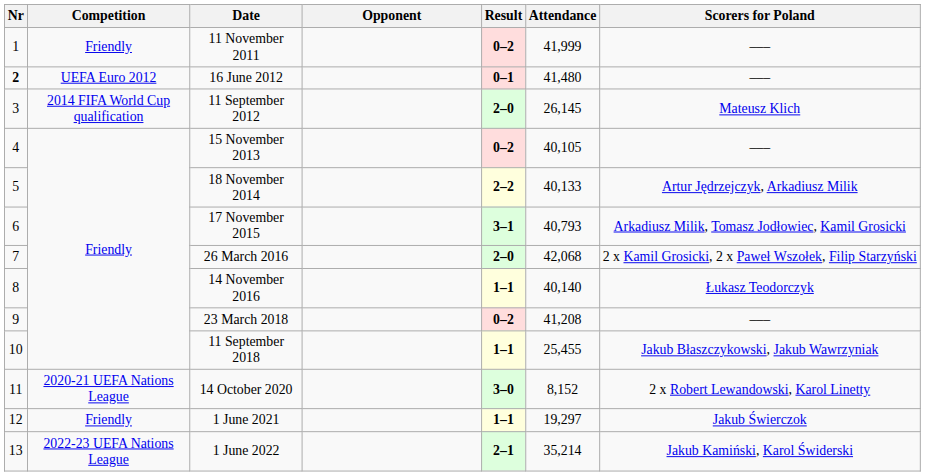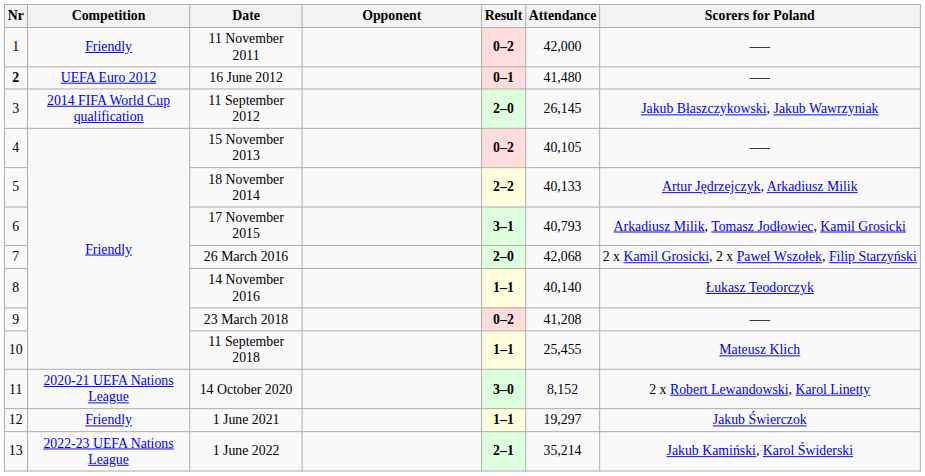(563, 47) 41,999 -> (563, 47) 42,000
(760, 109) Mateusz Klich -> (760, 109) Jakub Błaszczykowski, Jakub Wawrzyniak
(760, 350) Jakub Błaszczykowski, Jakub Wawrzyniak -> (760, 350) Mateusz Klich
